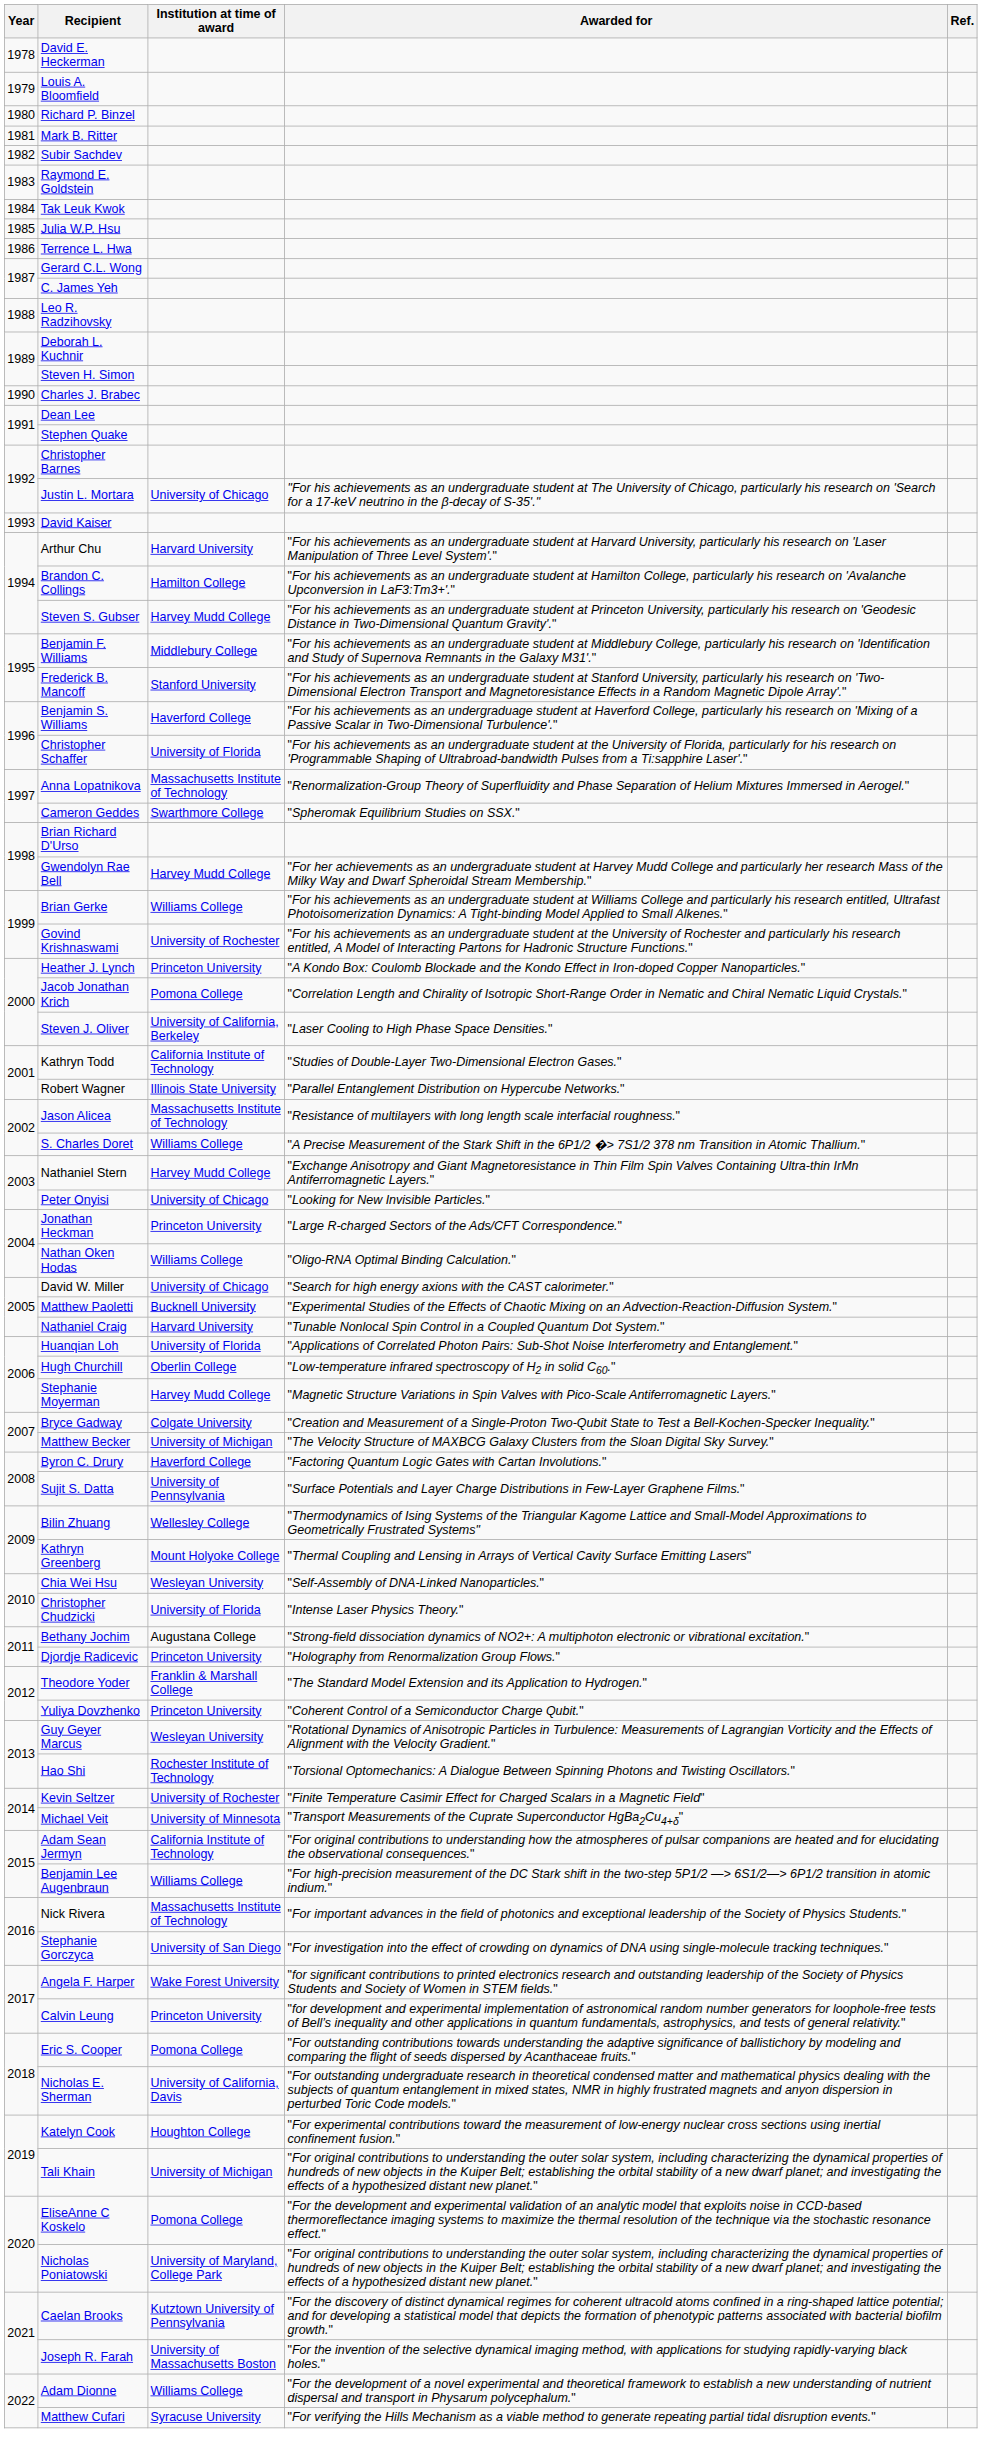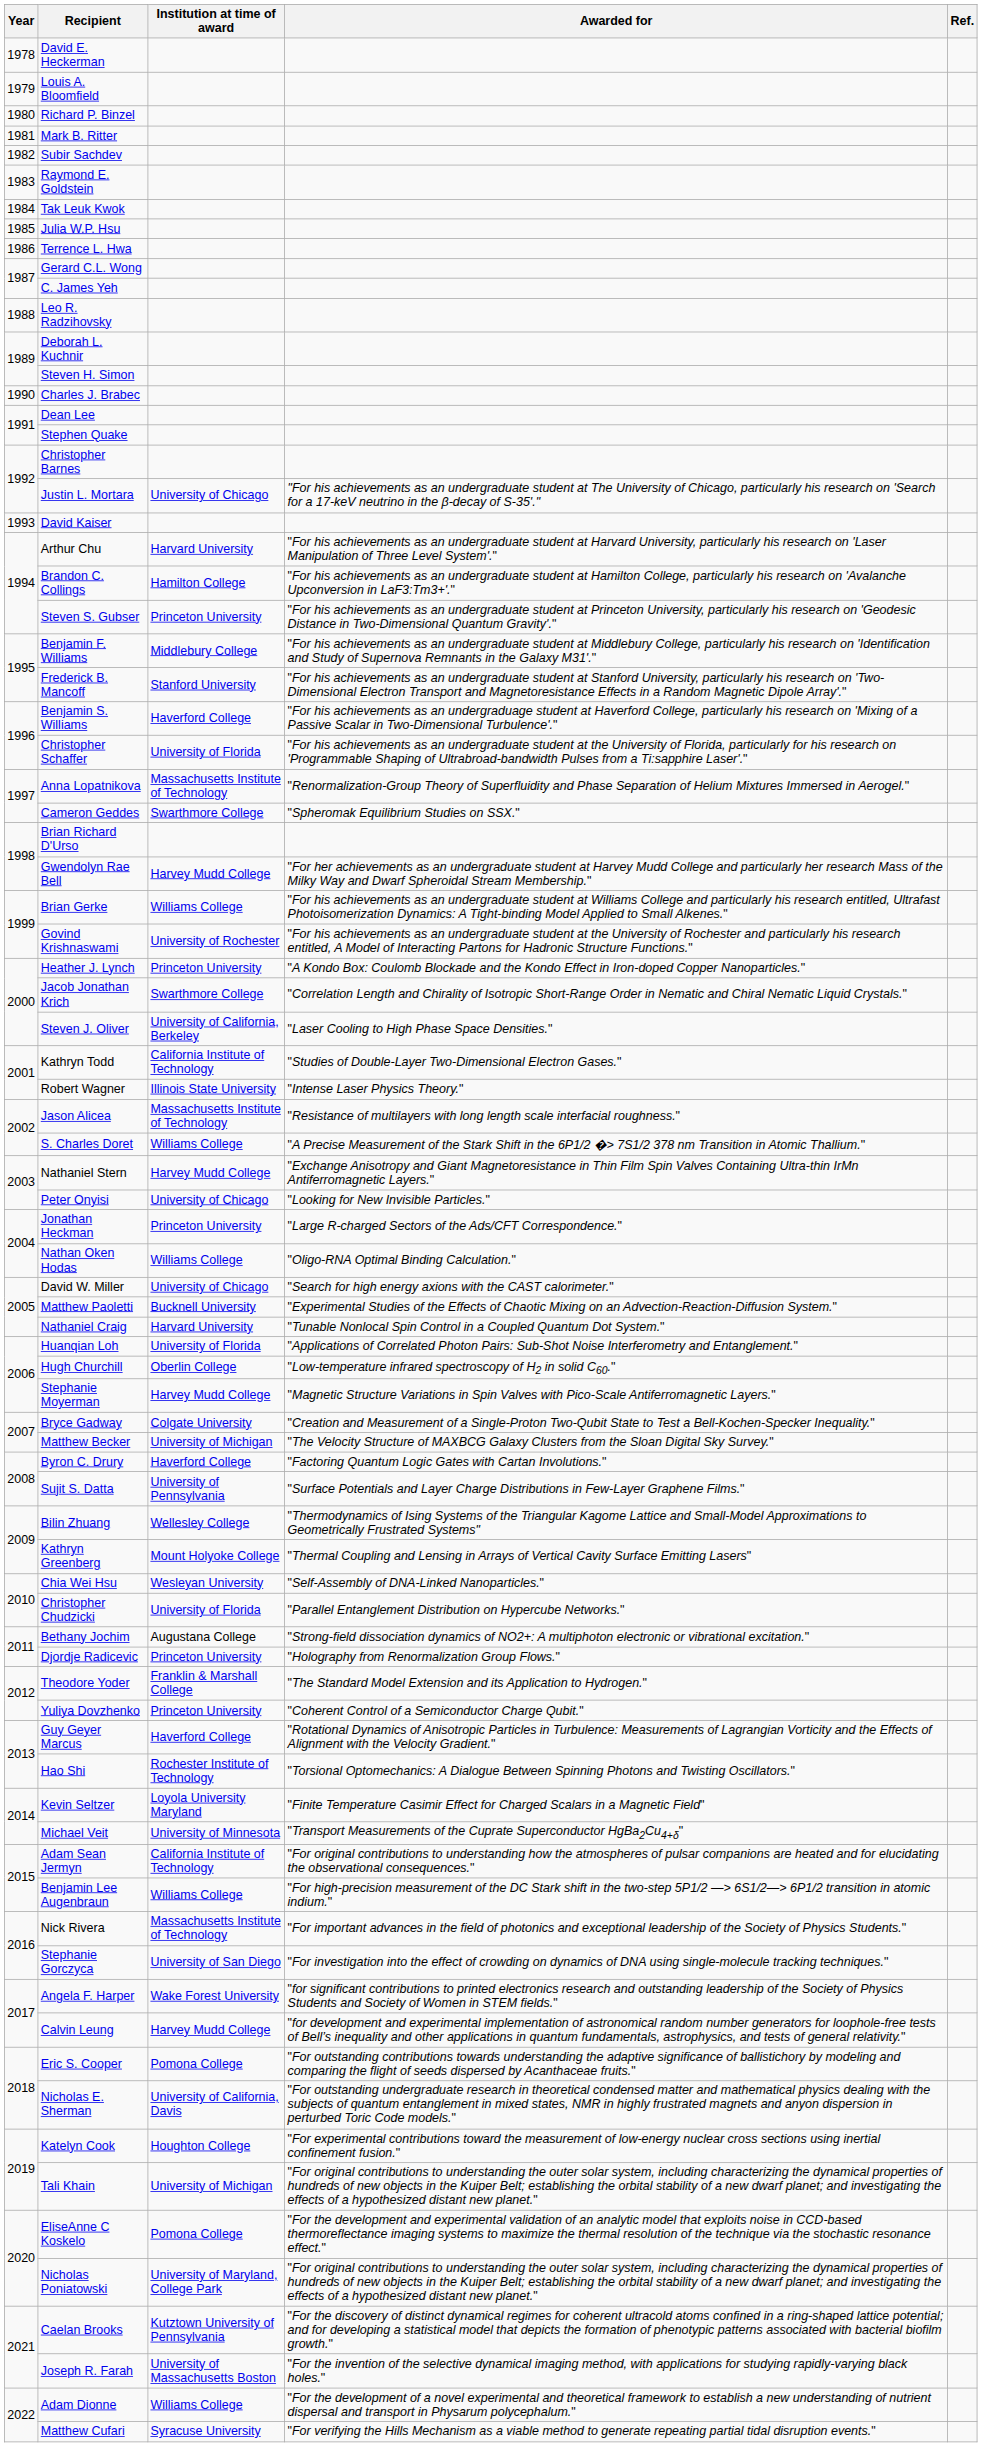(210, 617) Harvey Mudd College -> (206, 617) Princeton University
(197, 994) Pomona College -> (207, 994) Swarthmore College
(456, 1089) "Parallel Entanglement Distribution on Hypercube Networks." -> (375, 1089) "Intense Laser Physics Theory."
(375, 1610) "Intense Laser Physics Theory." -> (456, 1610) "Parallel Entanglement Distribution on Hypercube Networks."
(207, 1737) Wesleyan University -> (201, 1737) Haverford College
(215, 1797) University of Rochester -> (198, 1804) Loyola University Maryland
(206, 2016) Princeton University -> (210, 2030) Harvey Mudd College
